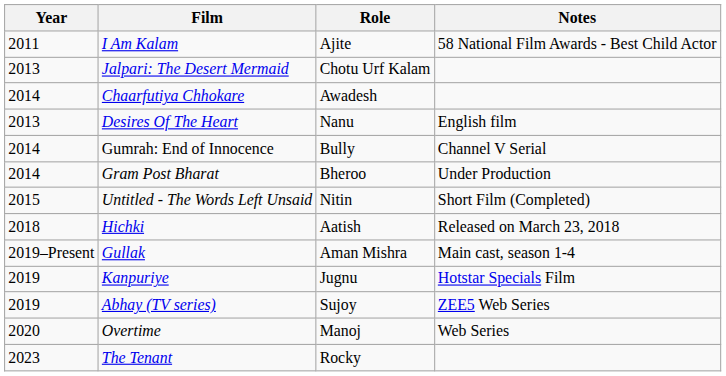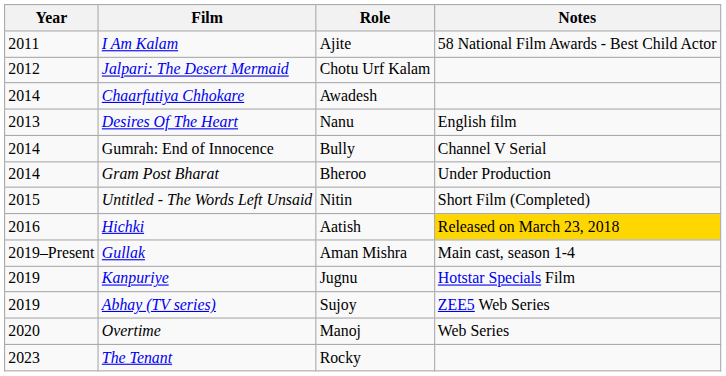(24, 70) 2013 -> (24, 70) 2012
(24, 226) 2018 -> (24, 226) 2016
(529, 226) no background -> (529, 226) gold background
